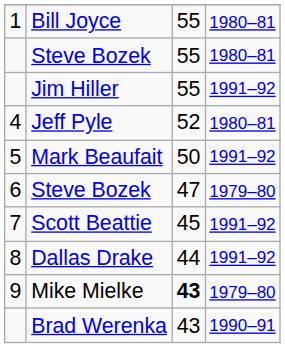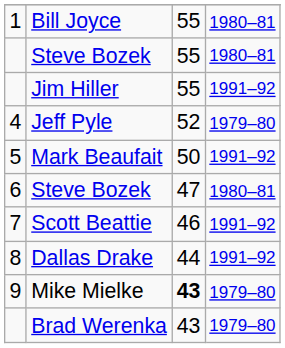(242, 123) 1980–81 -> (242, 123) 1979–80
(242, 190) 1979–80 -> (242, 190) 1980–81
(189, 223) 45 -> (189, 223) 46
(242, 325) 1990–91 -> (242, 325) 1979–80
